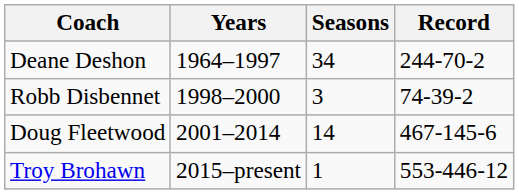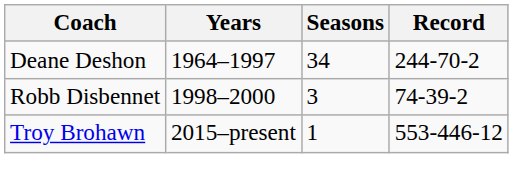- row: (88, 133)
